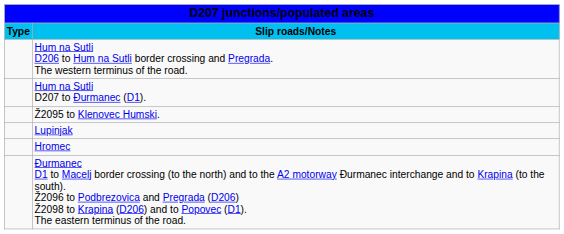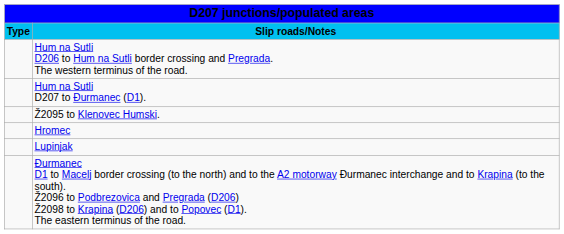rows swapped: (54, 130) <-> (52, 147)
